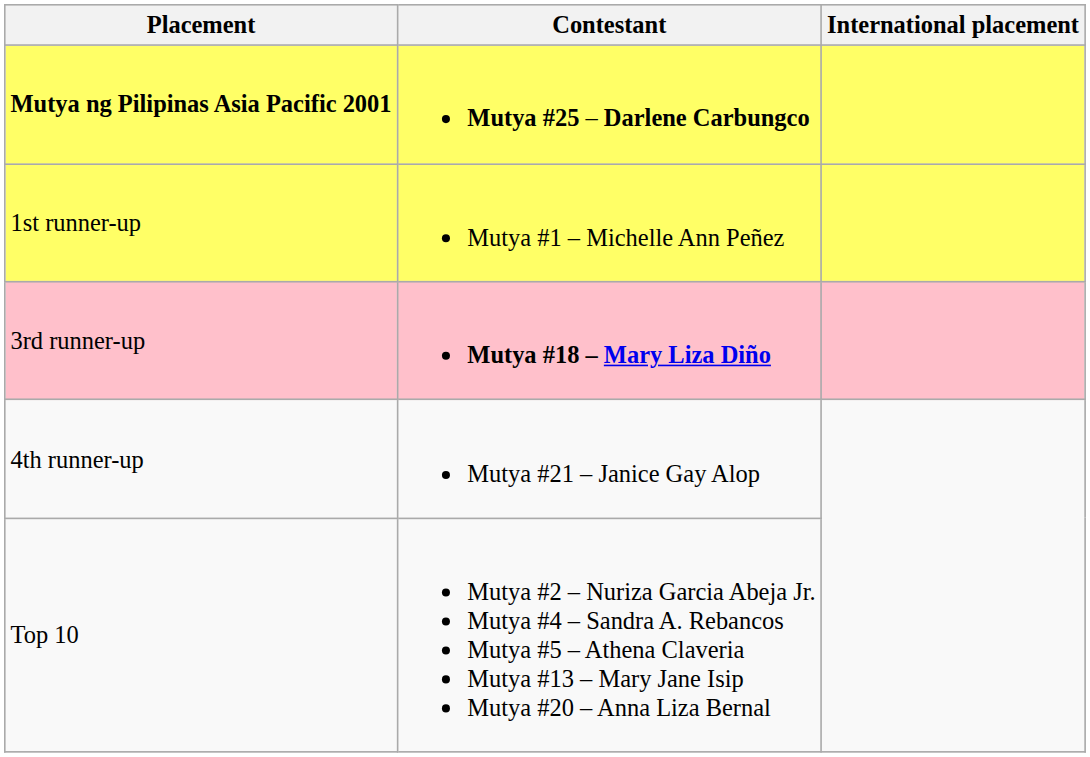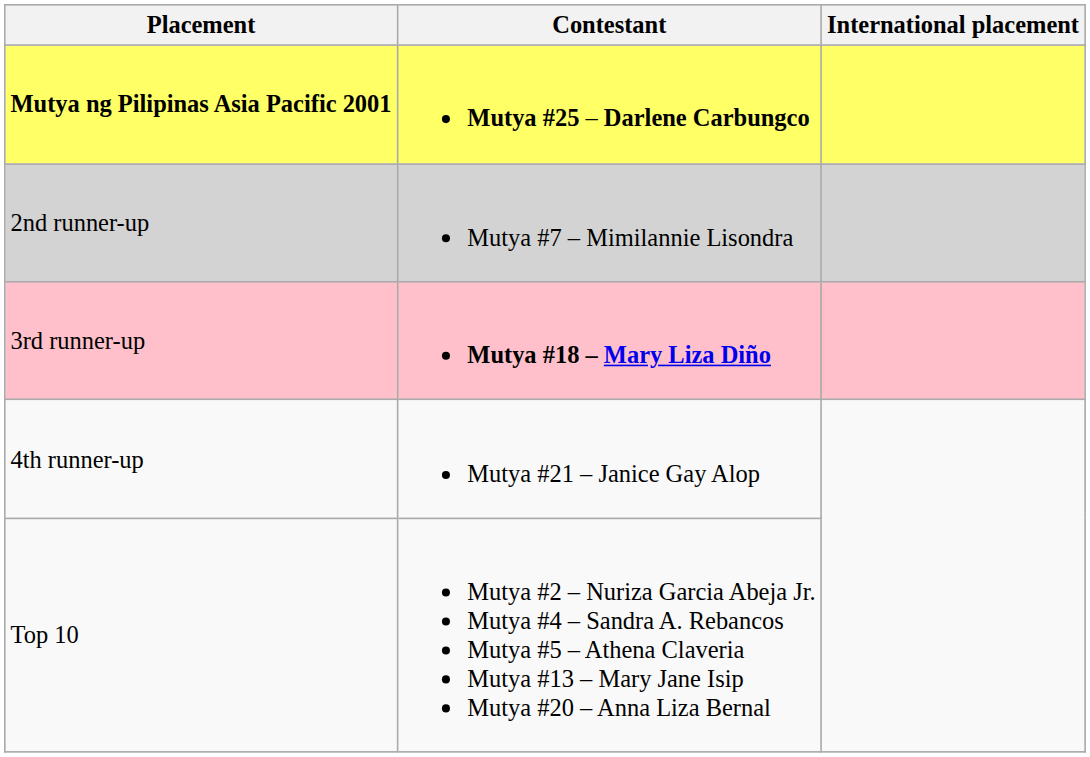- row: (76, 222)
+ row: (80, 222)
